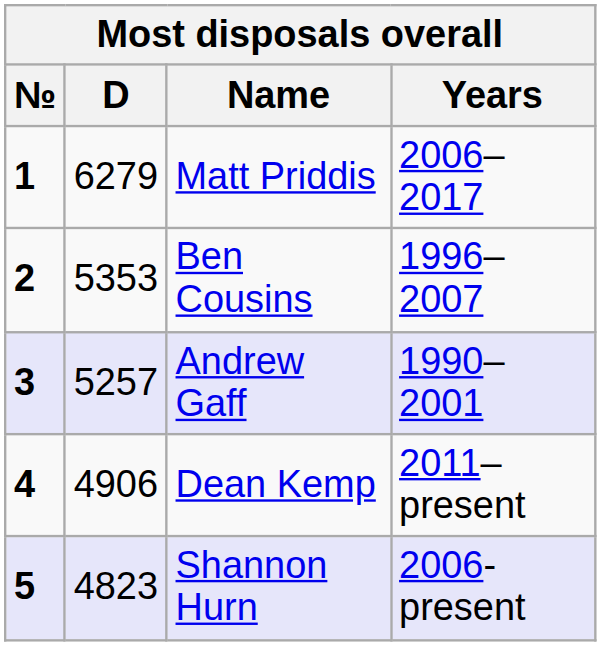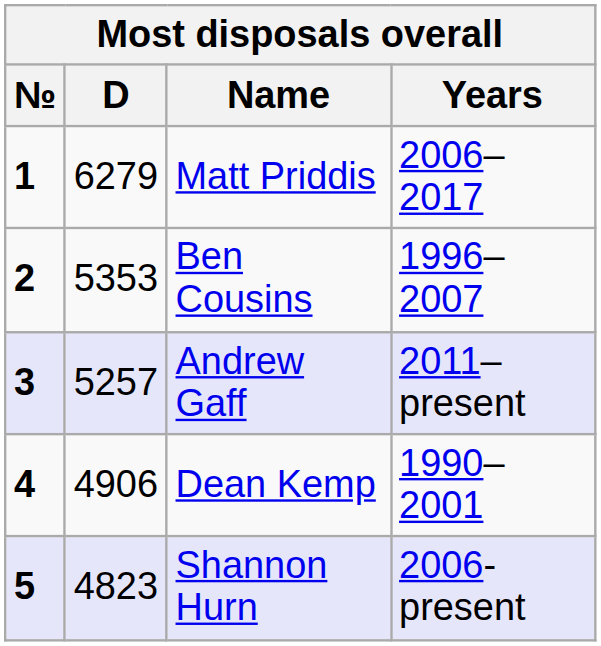(452, 381) 1990–2001 -> (462, 381) 2011–present
(462, 484) 2011–present -> (452, 484) 1990–2001
